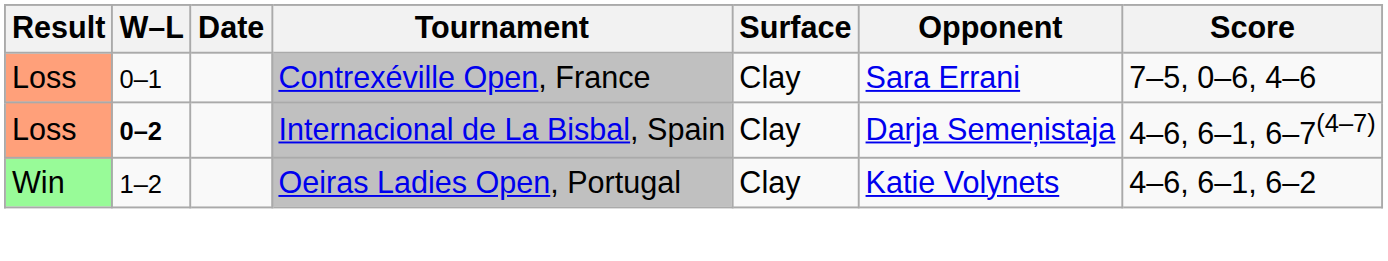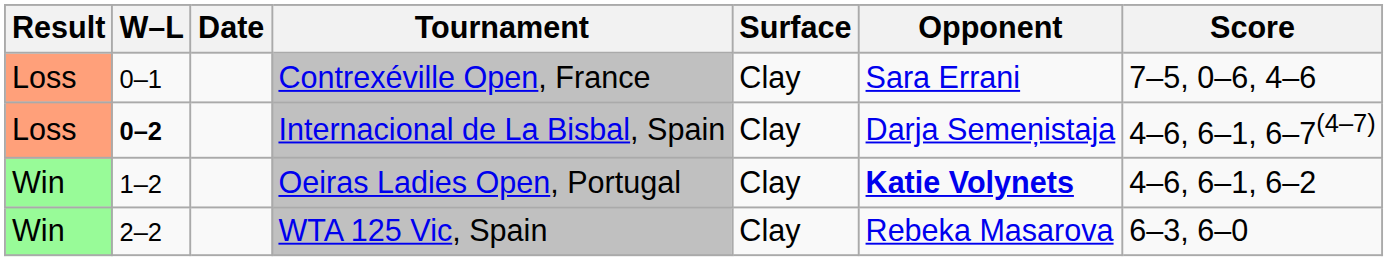(962, 182) normal -> (970, 182) bold
+ row: (413, 230)
